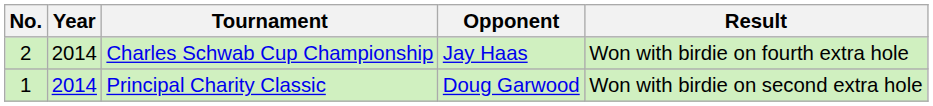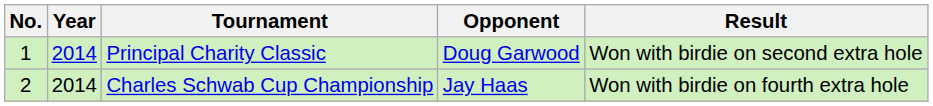rows swapped: (216, 85) <-> (270, 53)
